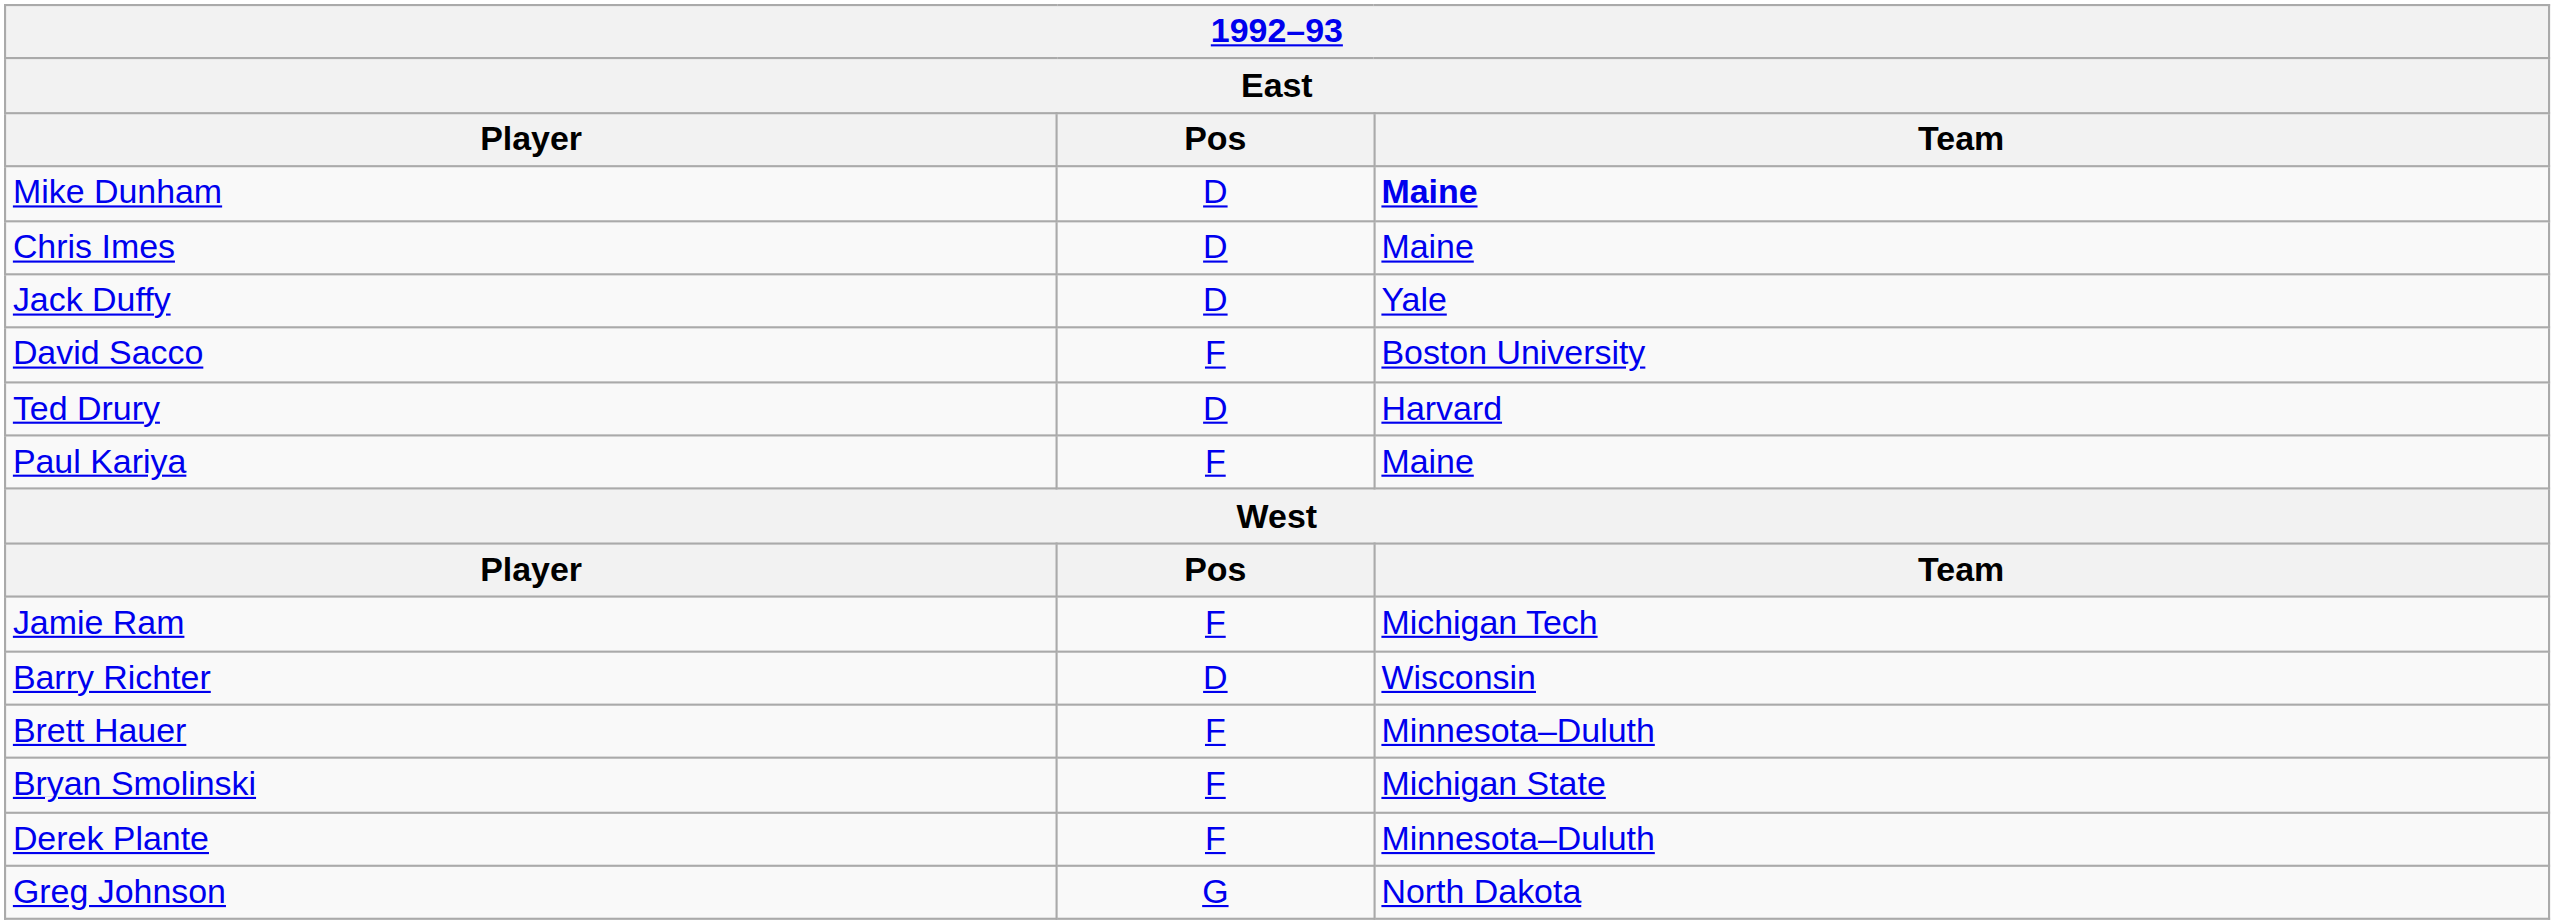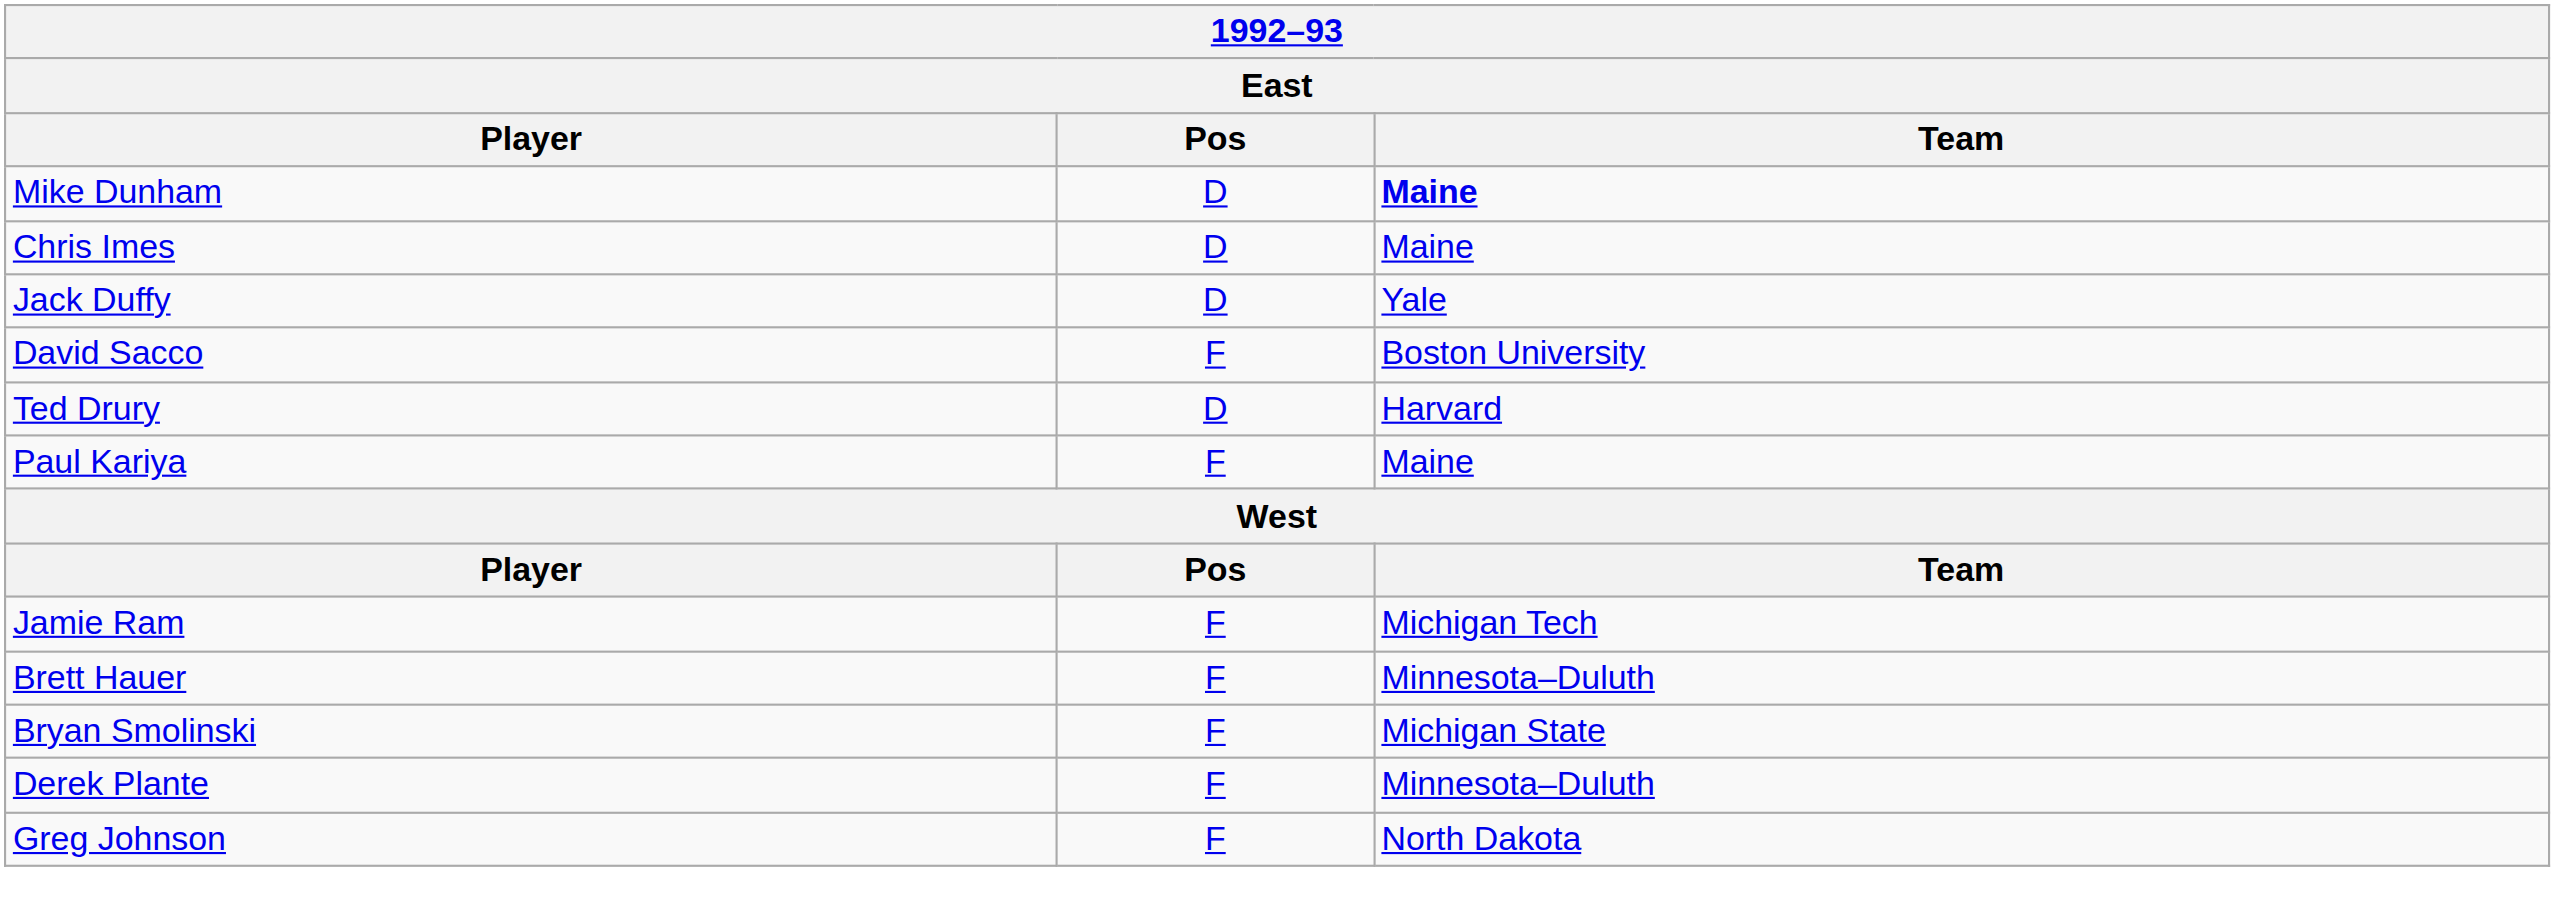- row: (112, 676)
(1215, 892) G -> (1215, 838) F
